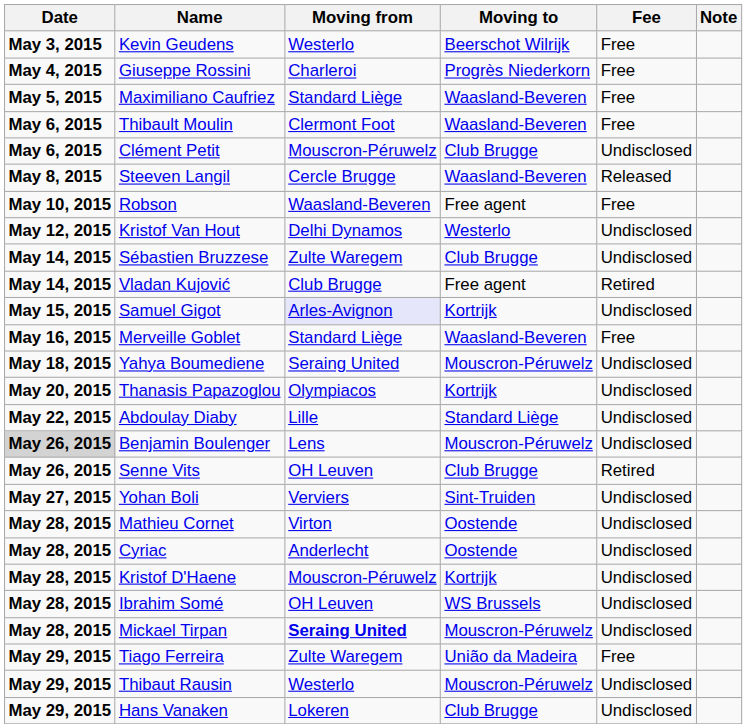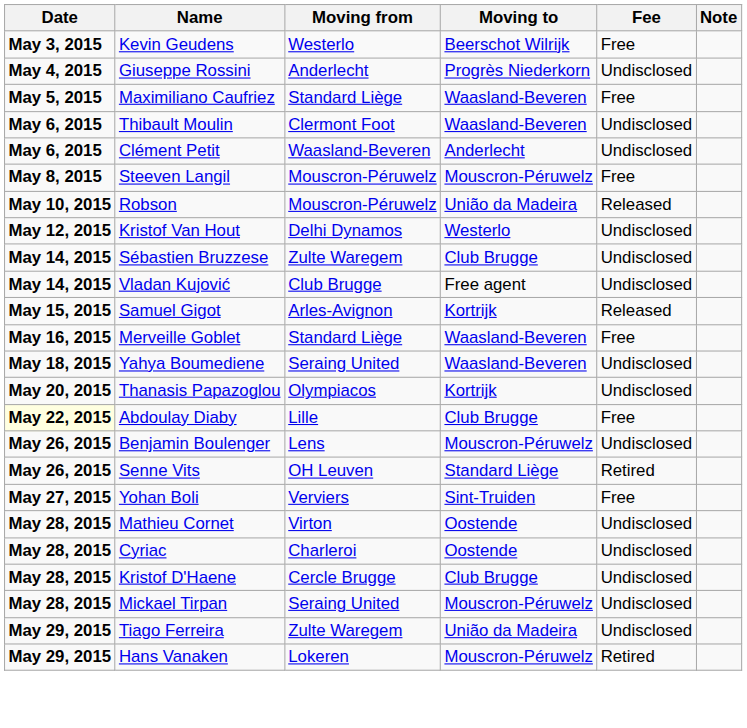(322, 71) Charleroi -> (328, 71) Anderlecht
(618, 71) Free -> (646, 71) Undisclosed
(618, 124) Free -> (646, 124) Undisclosed
(362, 151) Mouscron-Péruwelz -> (359, 151) Waasland-Beveren
(491, 151) Club Brugge -> (485, 151) Anderlecht
(342, 177) Cercle Brugge -> (362, 177) Mouscron-Péruwelz
(516, 177) Waasland-Beveren -> (519, 177) Mouscron-Péruwelz
(636, 177) Released -> (618, 177) Free
(359, 204) Waasland-Beveren -> (362, 204) Mouscron-Péruwelz
(485, 204) Free agent -> (511, 204) União da Madeira
(618, 204) Free -> (636, 204) Released
(628, 284) Retired -> (646, 284) Undisclosed
(340, 310) lavender background -> (340, 310) no background
(646, 310) Undisclosed -> (636, 310) Released
(519, 364) Mouscron-Péruwelz -> (516, 364) Waasland-Beveren
(60, 417) no background -> (60, 417) lightyellow background
(501, 417) Standard Liège -> (491, 417) Club Brugge
(646, 417) Undisclosed -> (618, 417) Free
(60, 444) lightgrey background -> (60, 444) no background
(491, 470) Club Brugge -> (501, 470) Standard Liège
(646, 497) Undisclosed -> (618, 497) Free
(328, 550) Anderlecht -> (322, 550) Charleroi
(362, 577) Mouscron-Péruwelz -> (342, 577) Cercle Brugge
(471, 577) Kortrijk -> (491, 577) Club Brugge
- row: (171, 603)
(347, 630) bold -> (344, 603) normal
(618, 657) Free -> (646, 630) Undisclosed
- row: (175, 683)
(491, 710) Club Brugge -> (519, 657) Mouscron-Péruwelz
(646, 710) Undisclosed -> (628, 657) Retired
